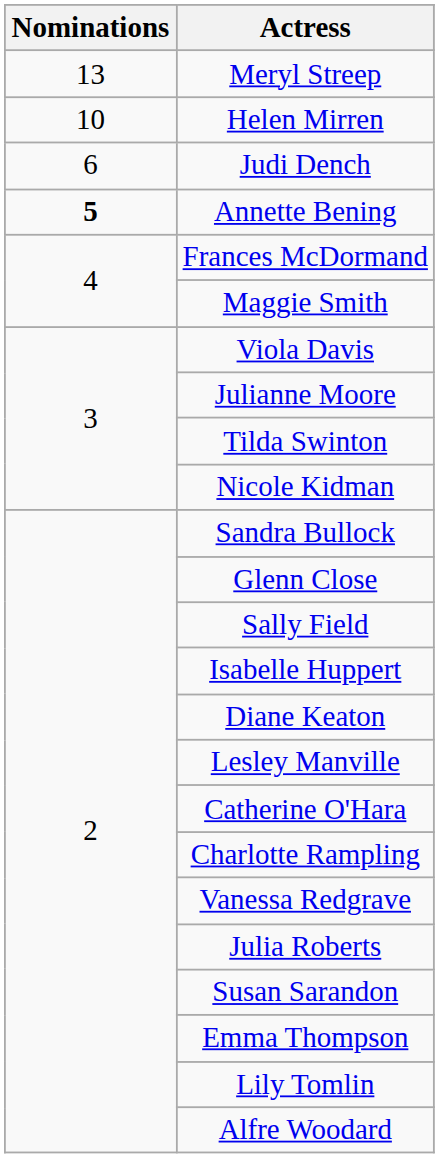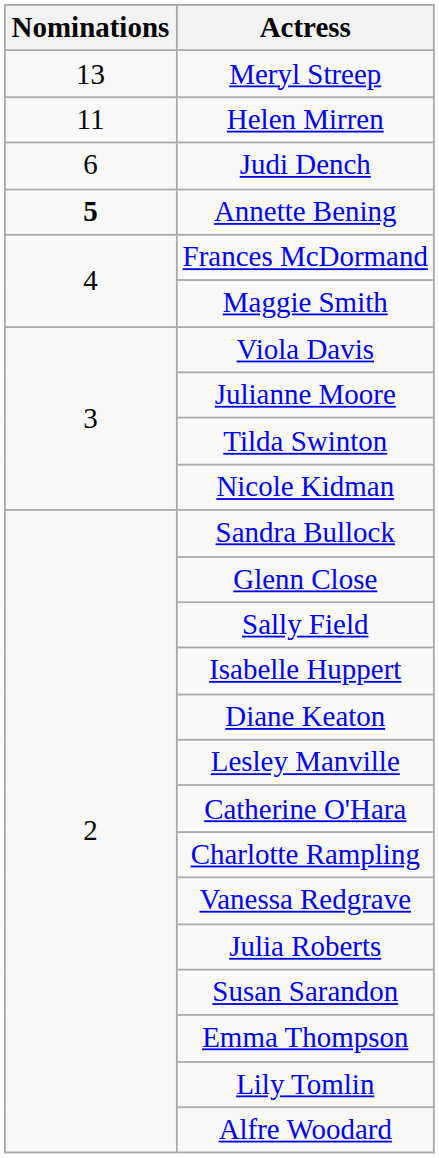(90, 119) 10 -> (90, 119) 11
